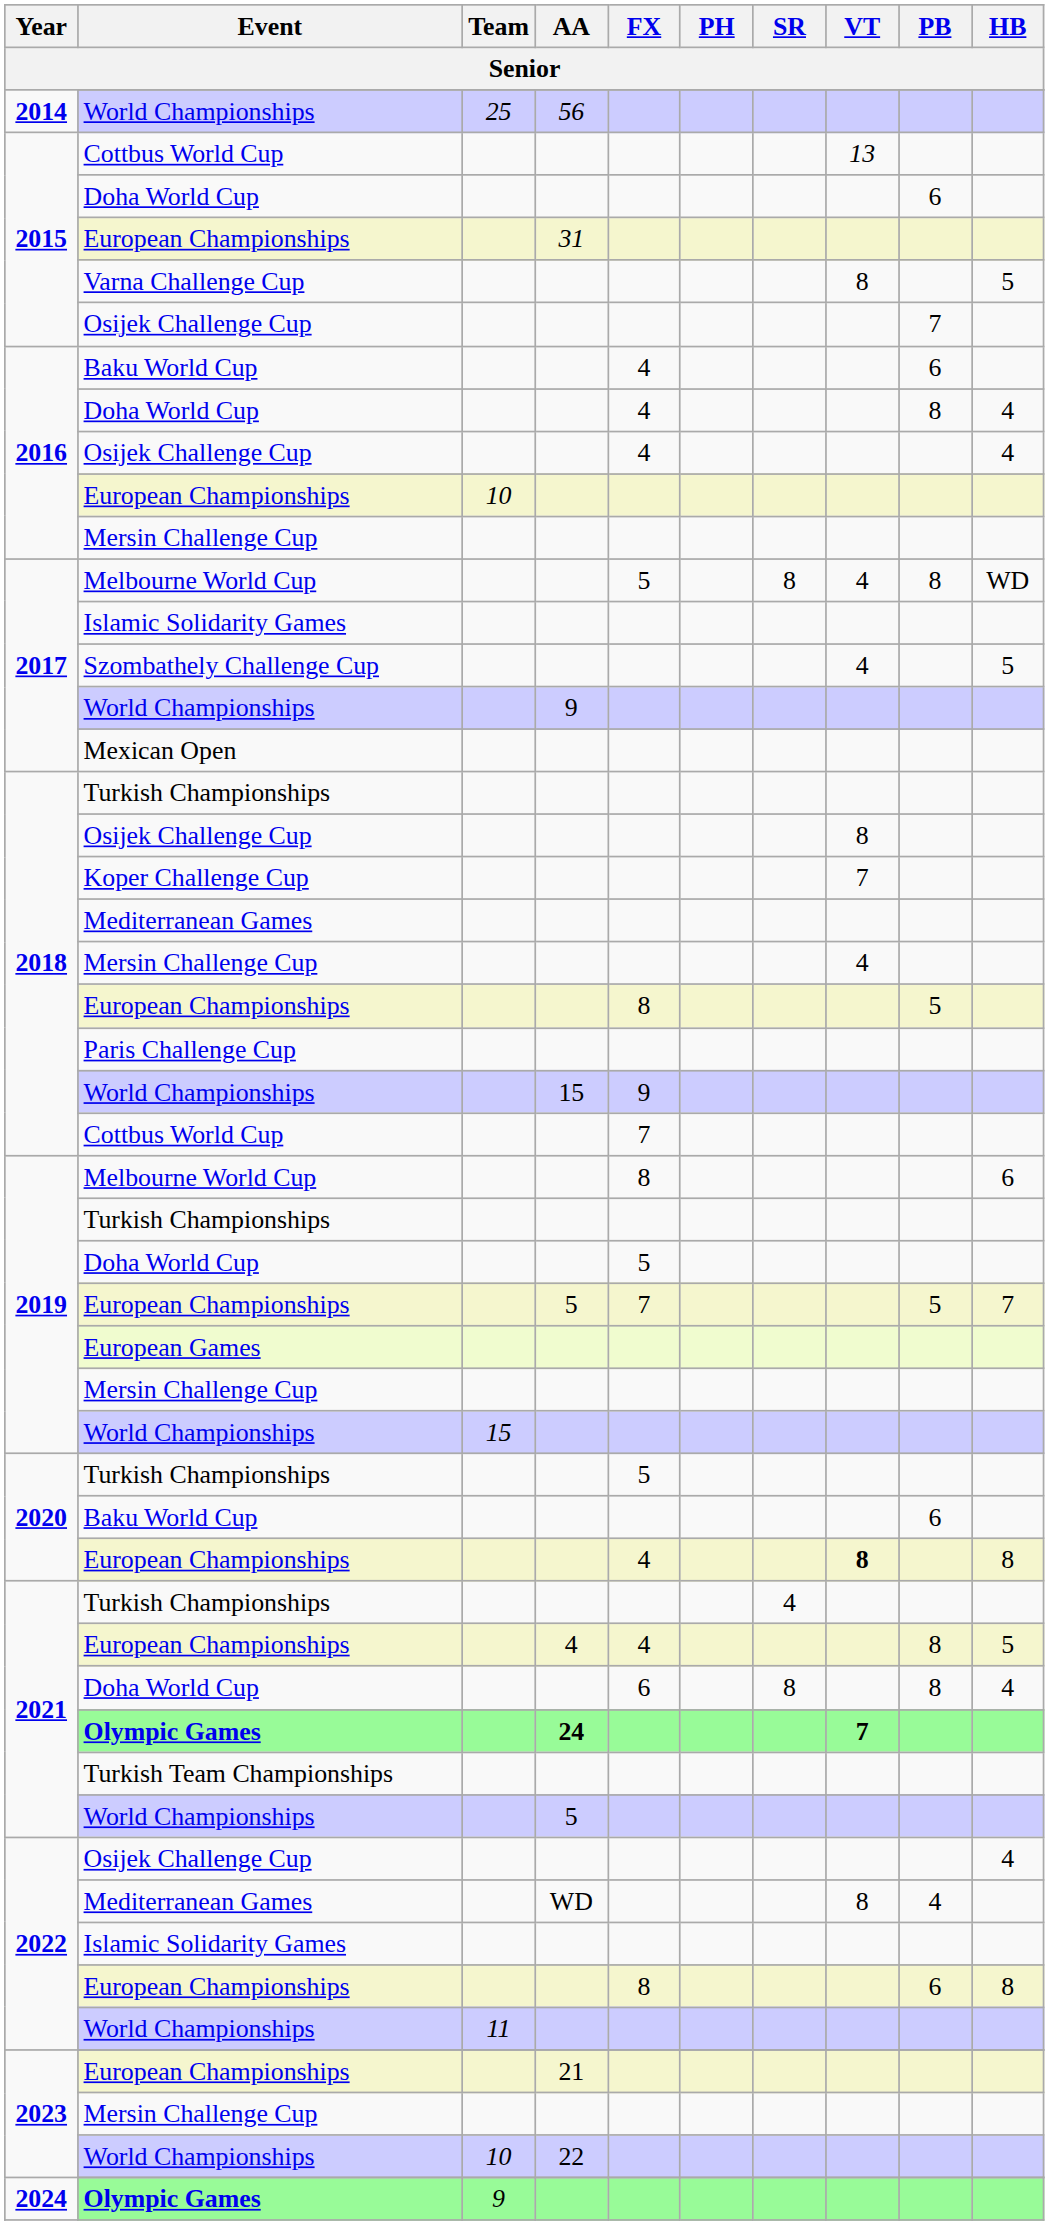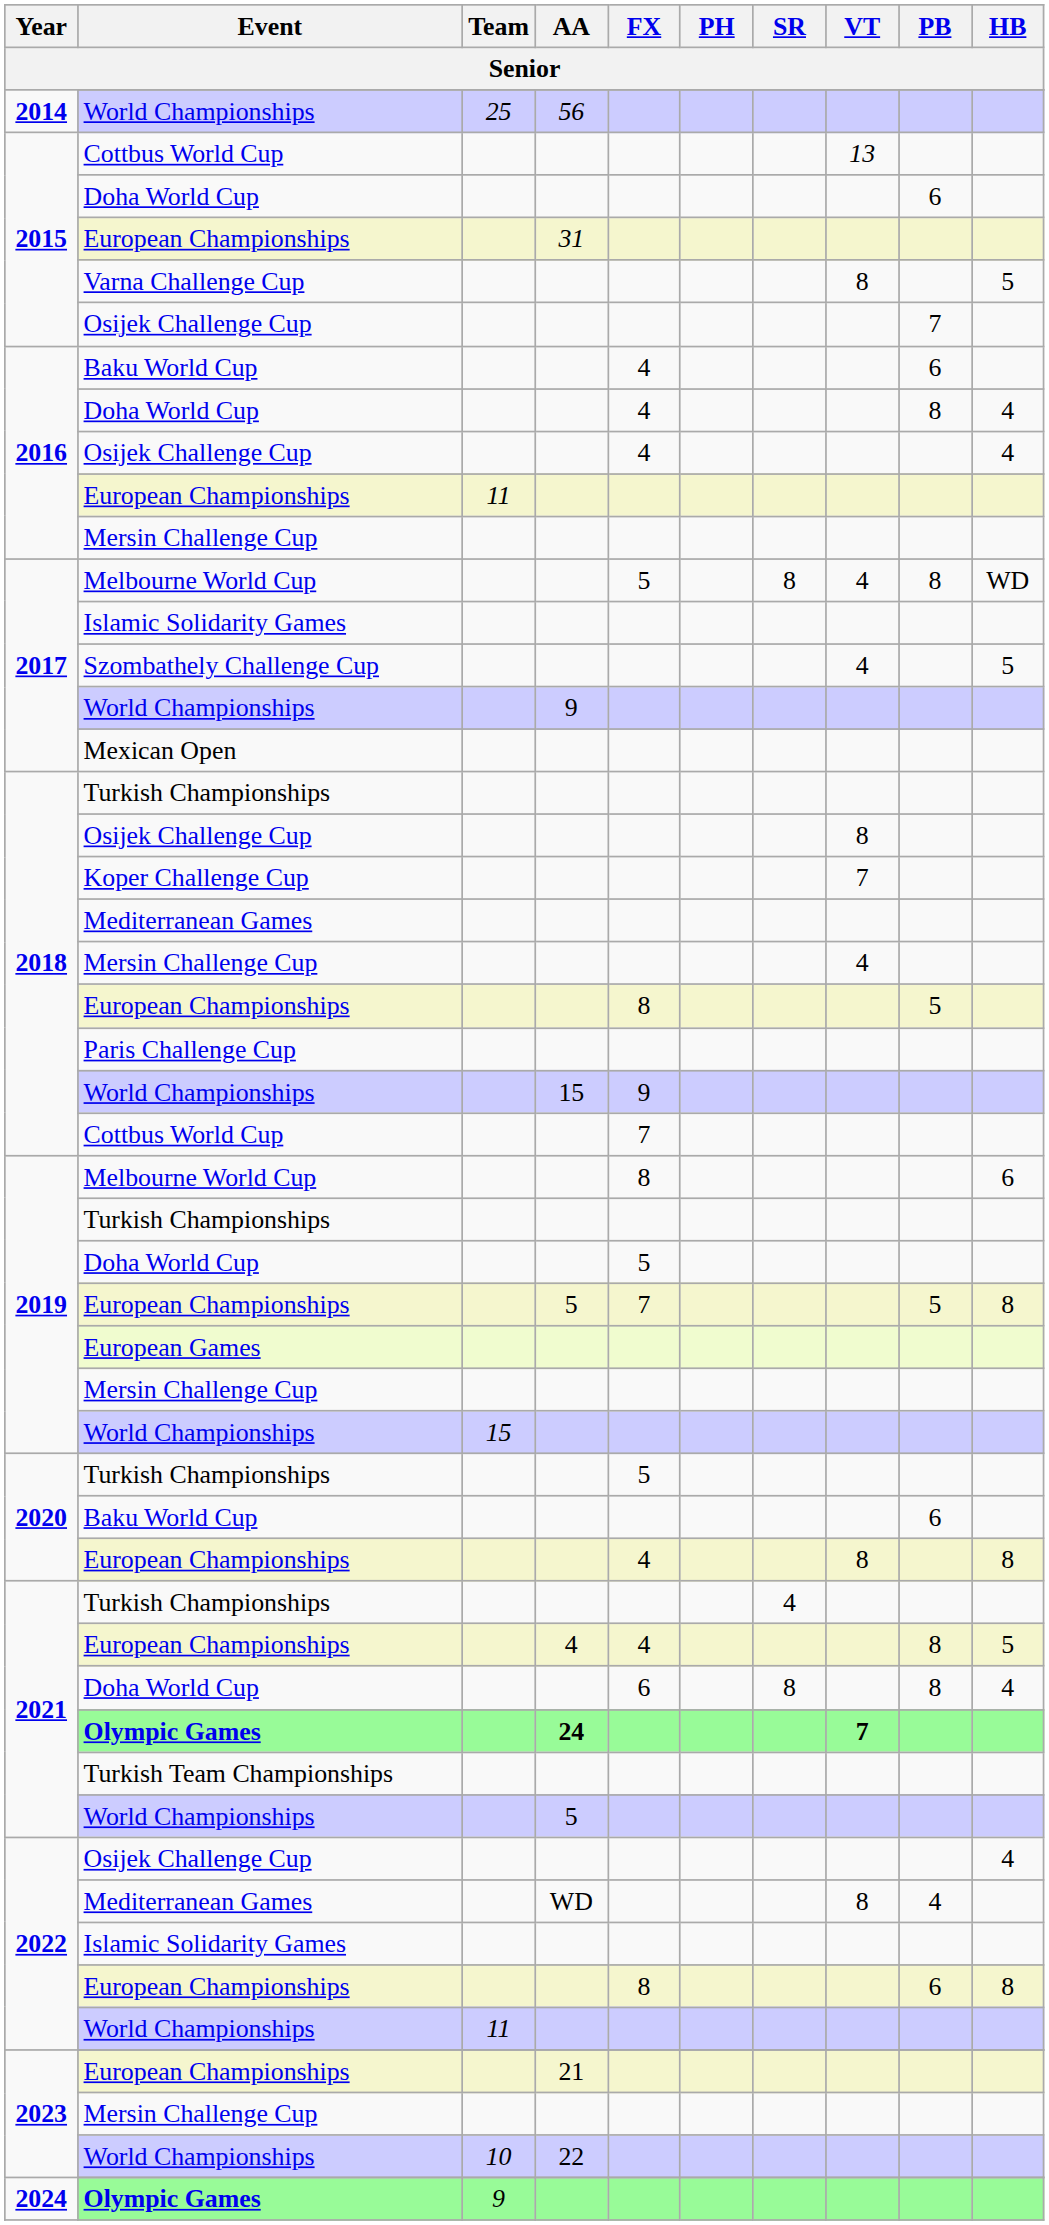(499, 494) 10 -> (499, 494) 11
(1008, 1304) 7 -> (1008, 1304) 8
(862, 1559) bold -> (862, 1559) normal
